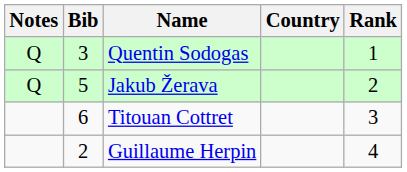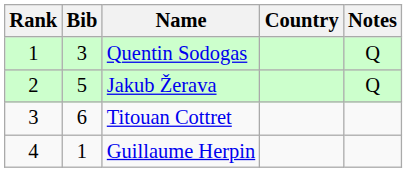columns swapped: (373, 20) <-> (34, 20)
(83, 150) 2 -> (82, 150) 1
